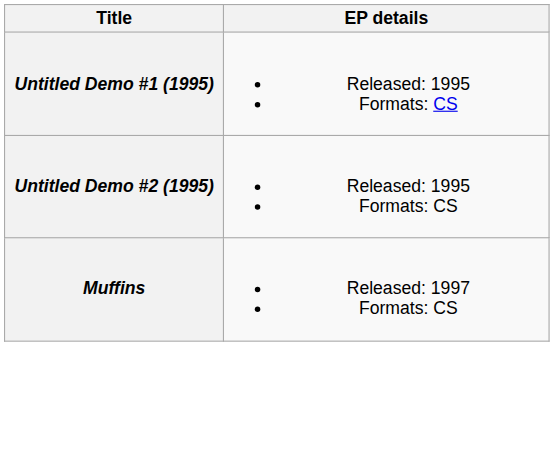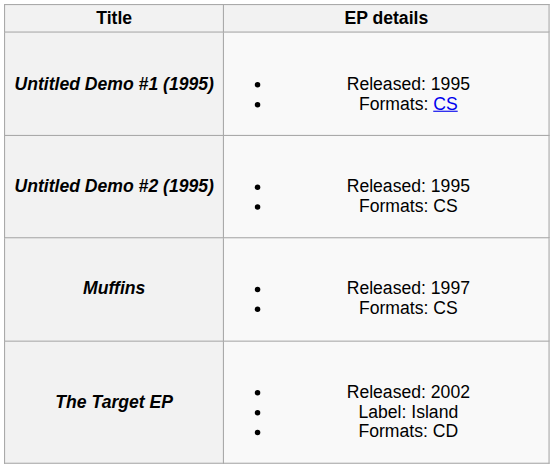+ row: (114, 401)
